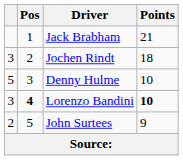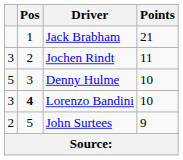(146, 58) 18 -> (146, 58) 11
(146, 101) bold -> (146, 101) normal
